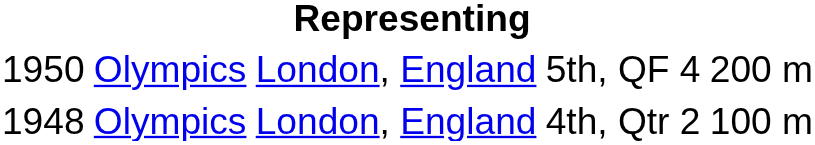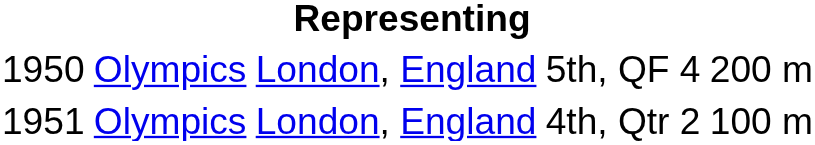(43, 121) 1948 -> (43, 121) 1951
